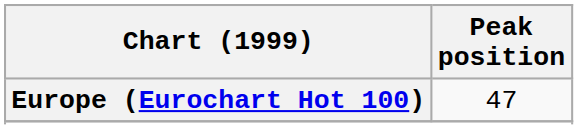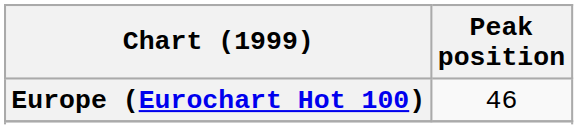(501, 100) 47 -> (501, 100) 46
